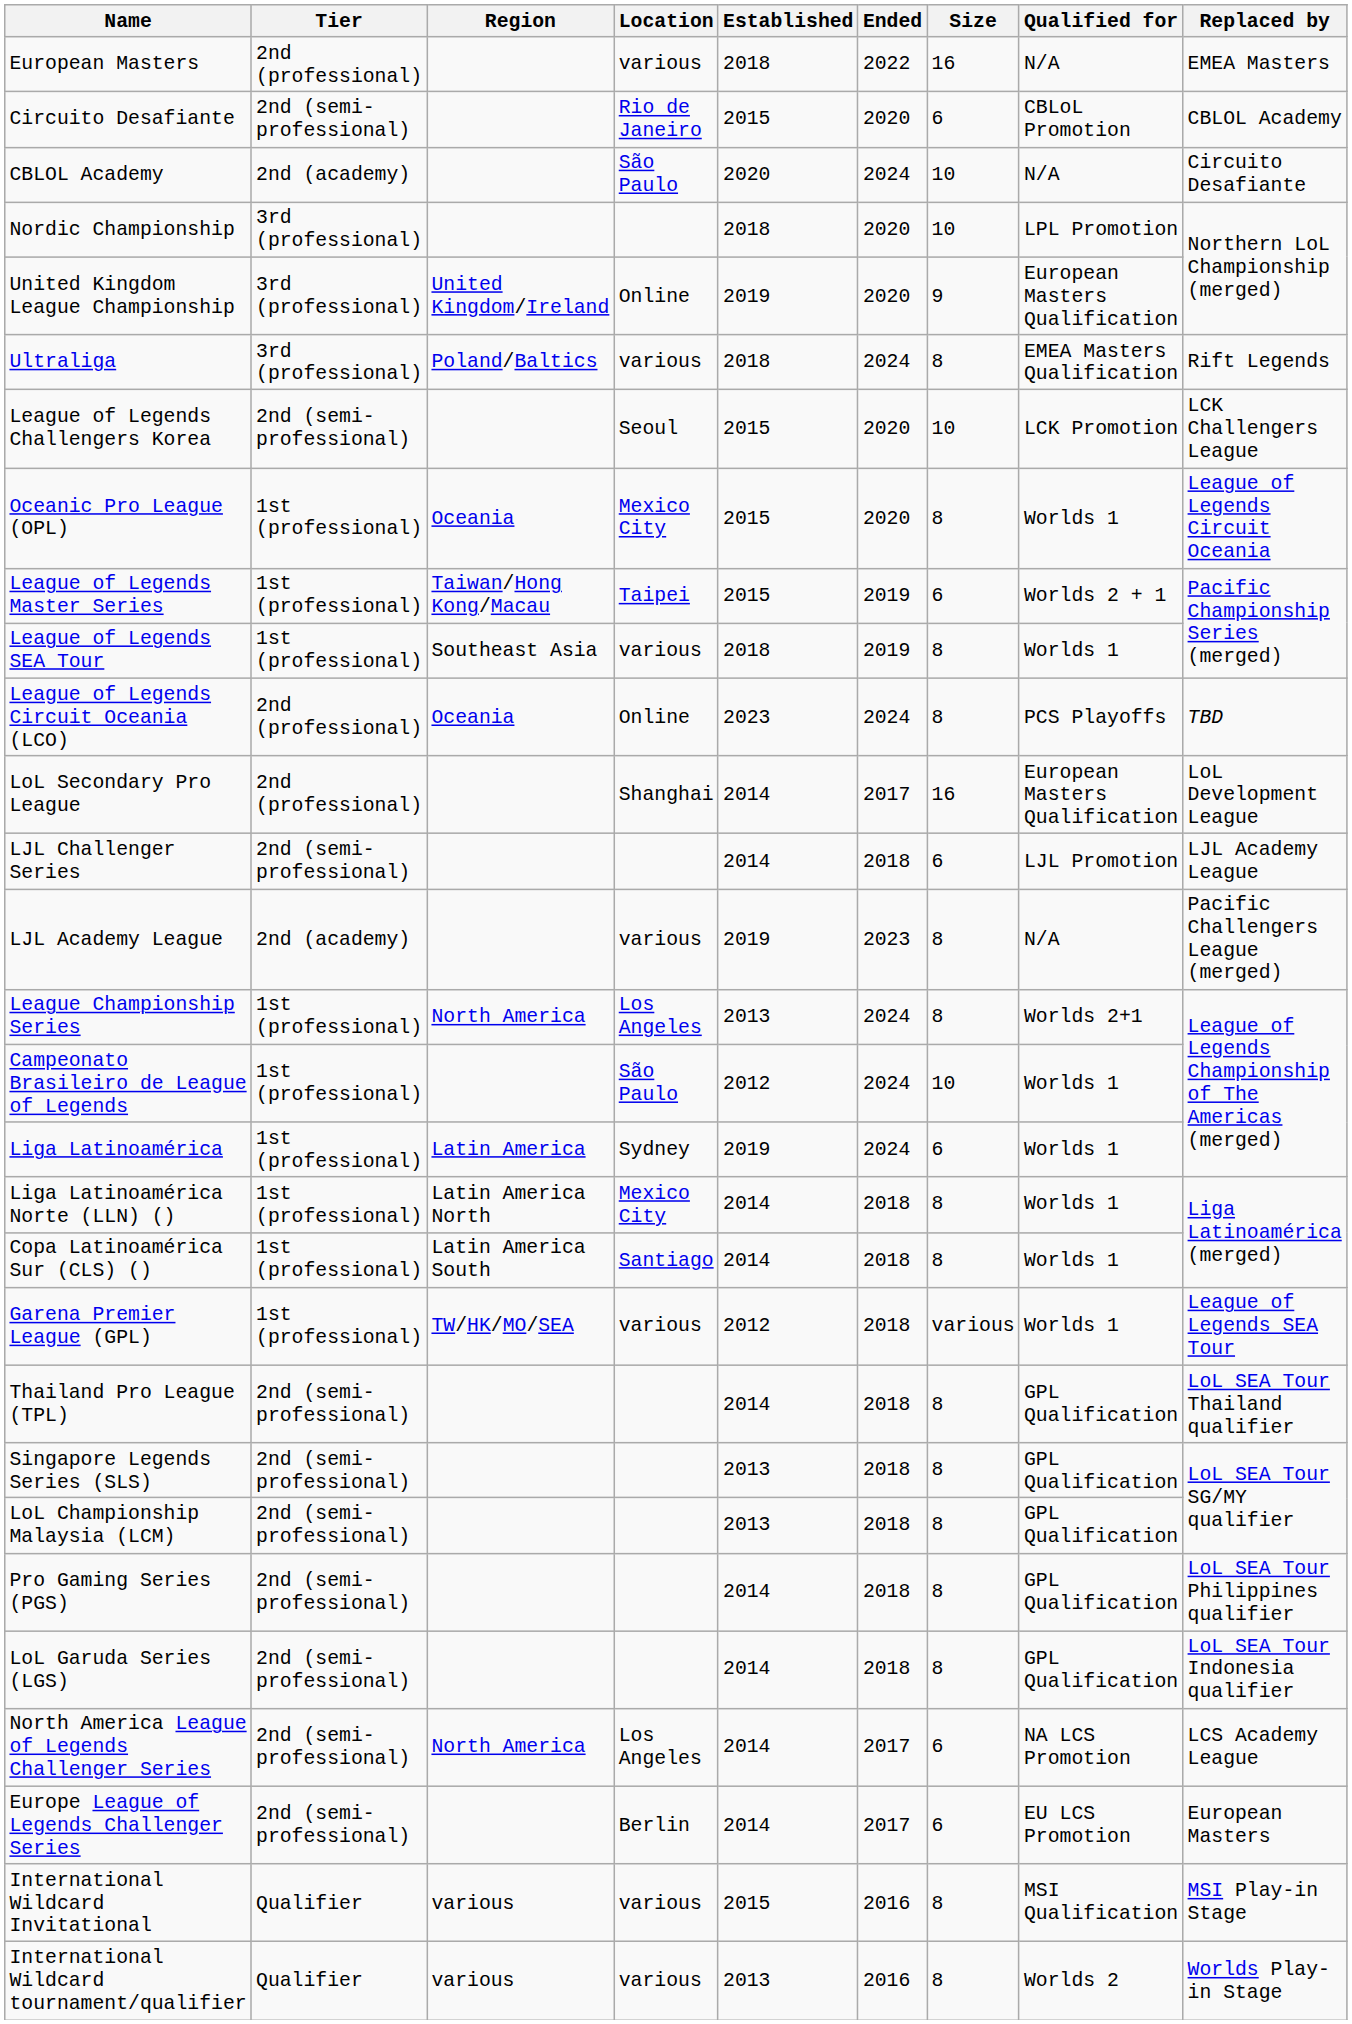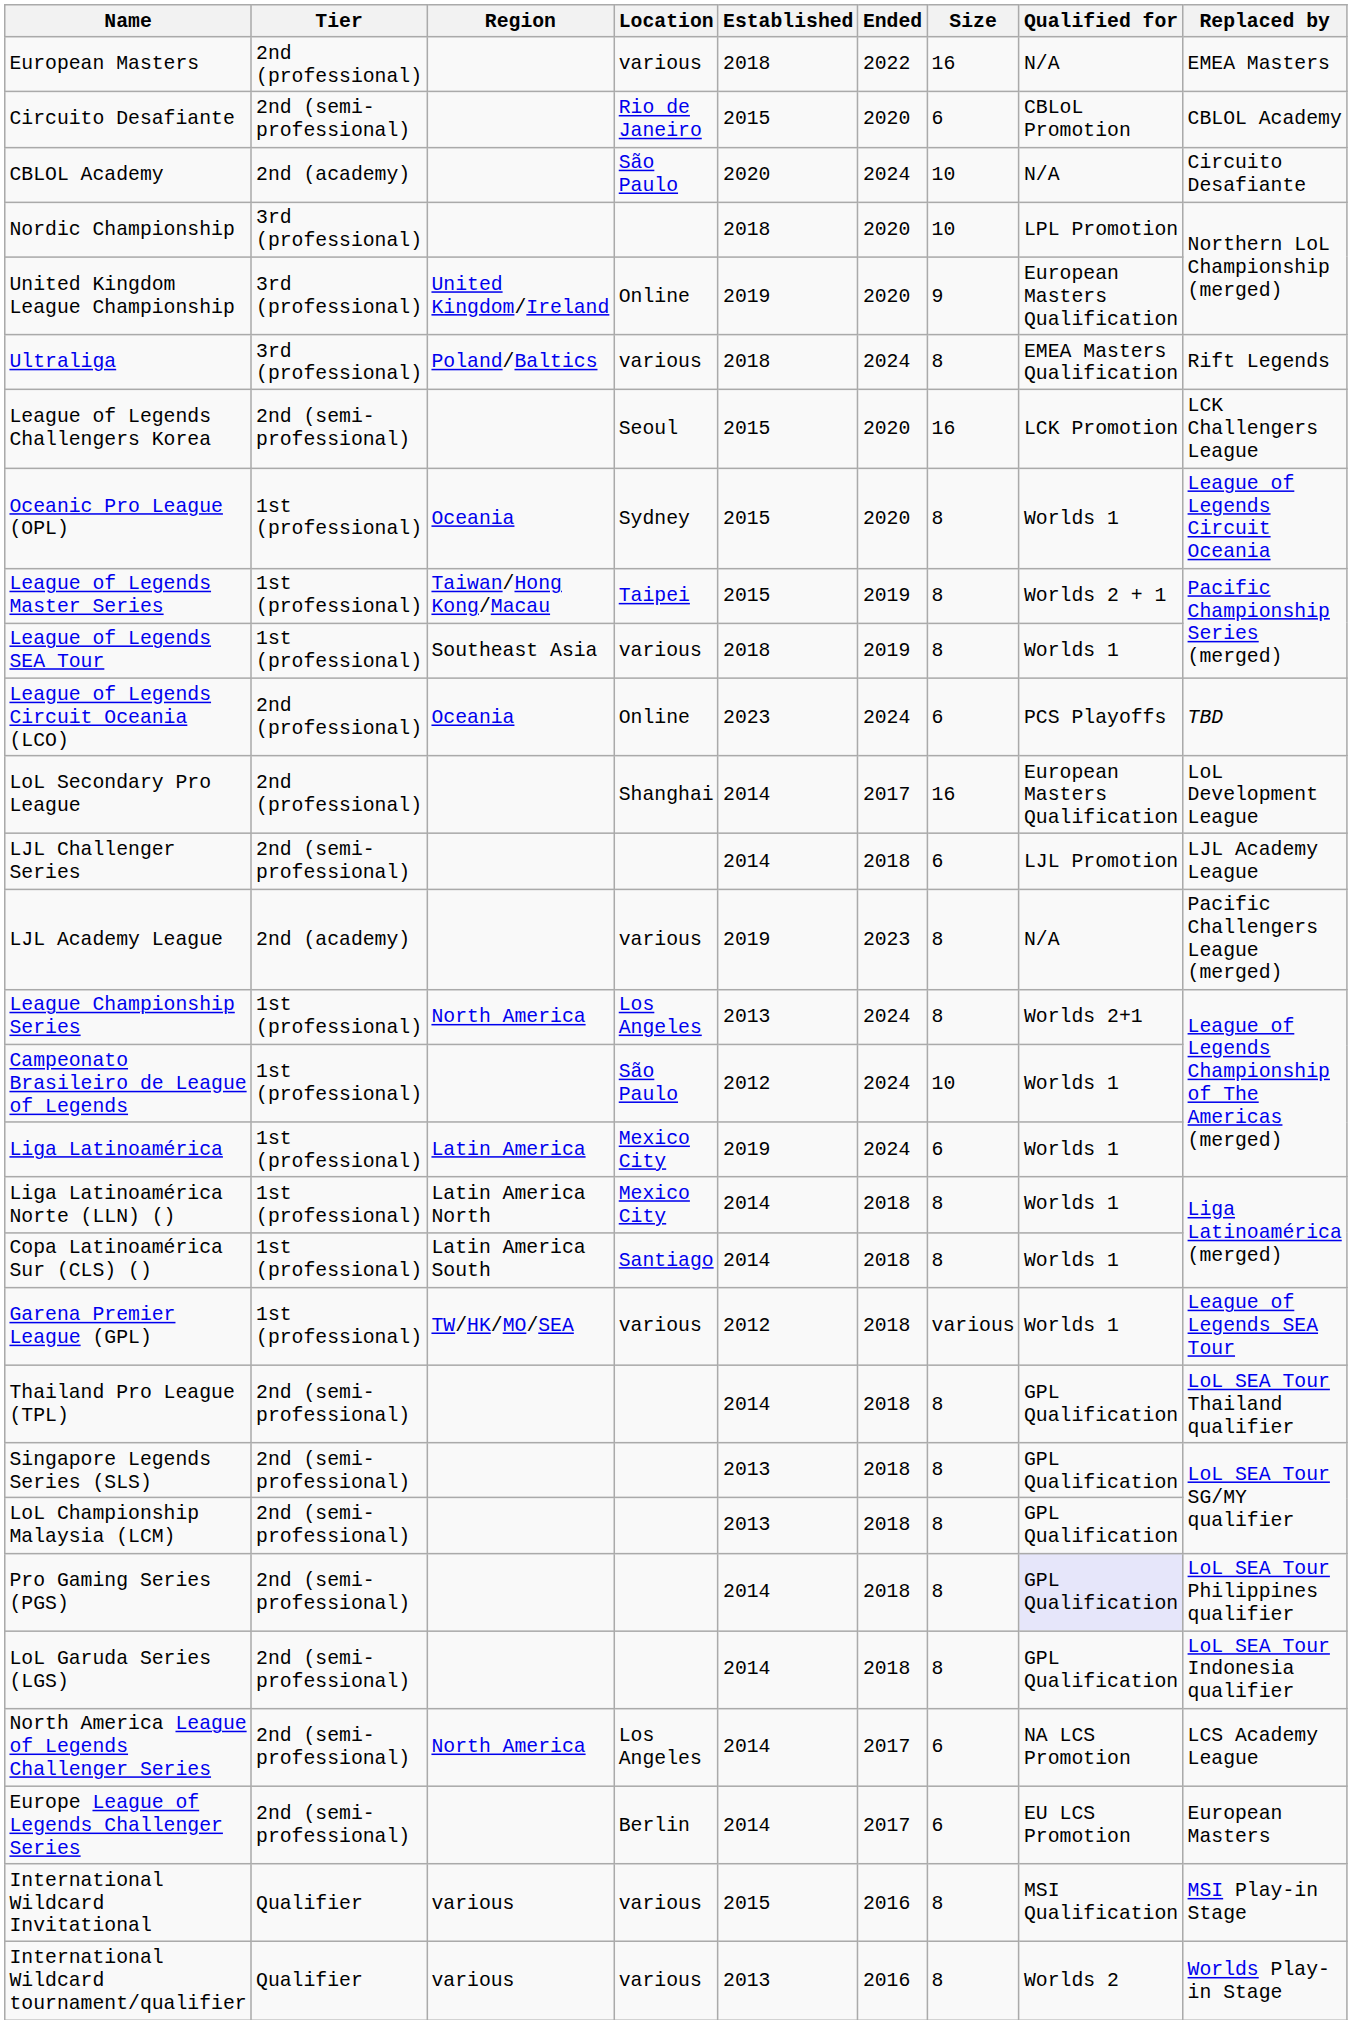(943, 429) 10 -> (943, 429) 16
(654, 518) Mexico City -> (654, 518) Sydney
(938, 596) 6 -> (938, 596) 8
(938, 717) 8 -> (938, 717) 6
(654, 1150) Sydney -> (654, 1150) Mexico City
(1101, 1592) no background -> (1101, 1592) lavender background
